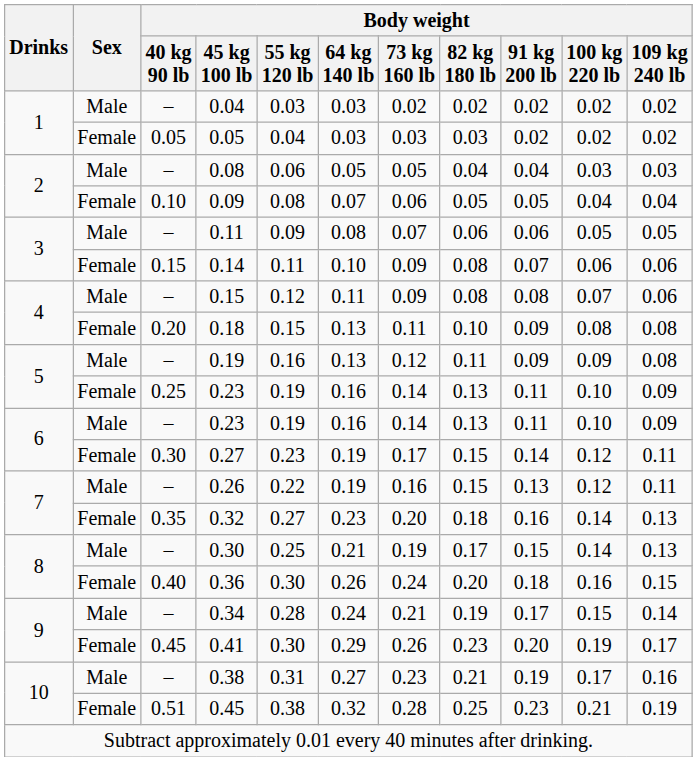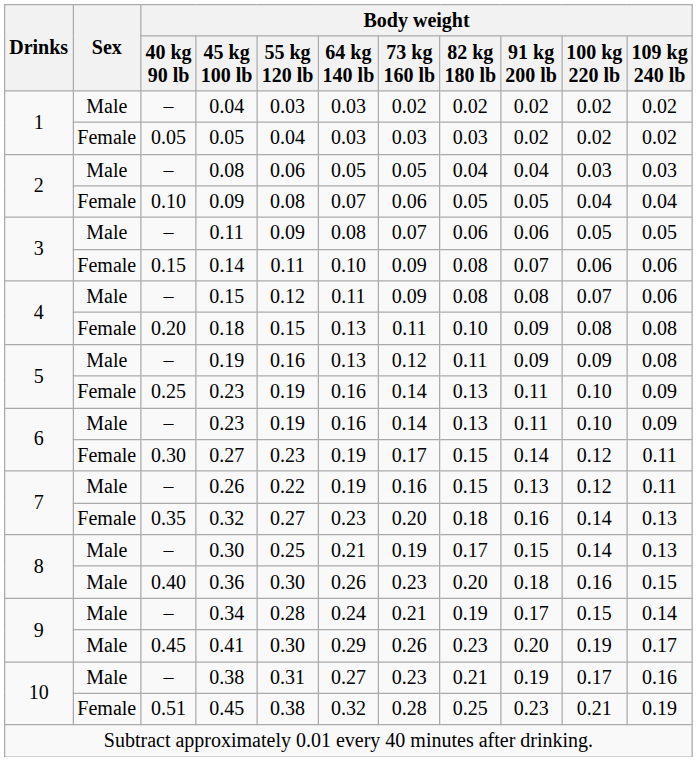(107, 582) Female -> (107, 582) Male
(409, 582) 0.24 -> (409, 582) 0.23
(107, 645) Female -> (107, 645) Male
